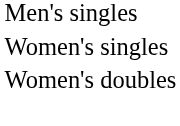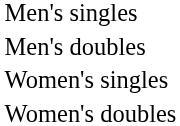+ row: (75, 46)
